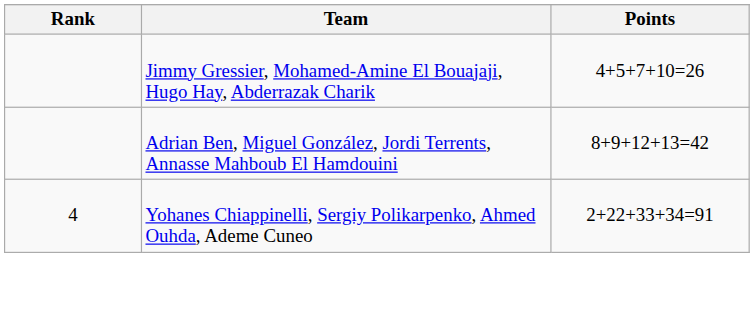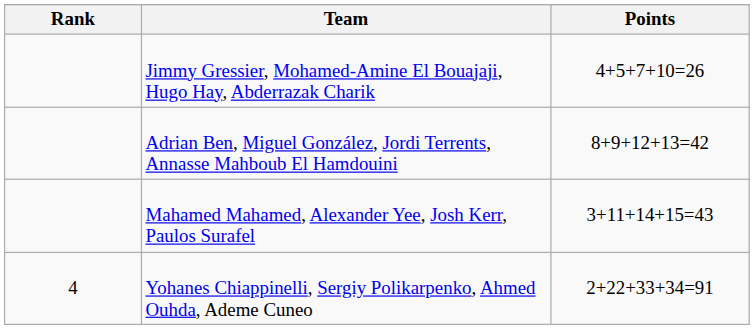+ row: (326, 226)
